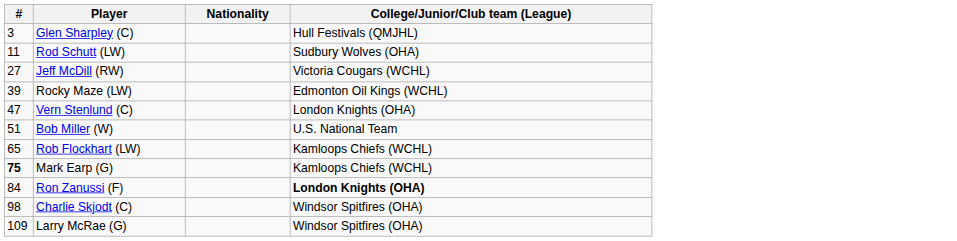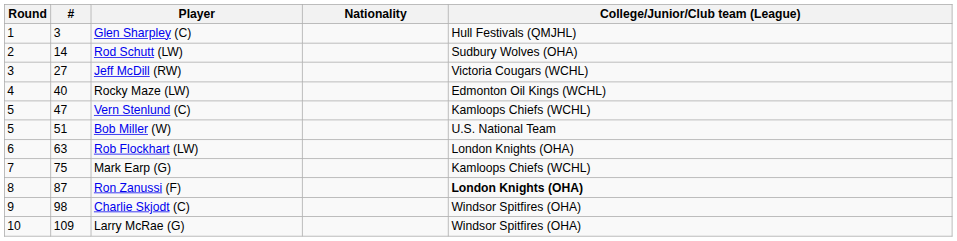+ column: (28, 14)
(13, 52) 11 -> (60, 52) 14
(14, 91) 39 -> (60, 91) 40
(354, 110) London Knights (OHA) -> (521, 110) Kamloops Chiefs (WCHL)
(14, 149) 65 -> (60, 149) 63
(363, 149) Kamloops Chiefs (WCHL) -> (513, 149) London Knights (OHA)
(14, 168) bold -> (60, 168) normal
(14, 187) 84 -> (60, 187) 87
